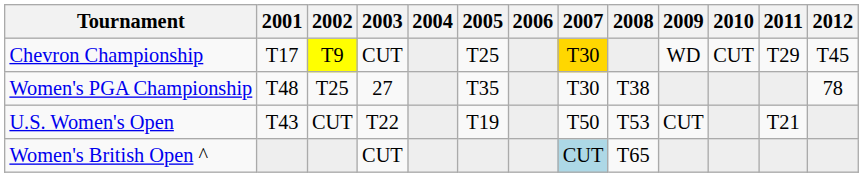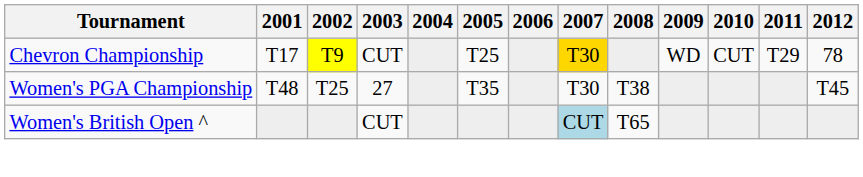(833, 55) T45 -> (833, 55) 78
(833, 88) 78 -> (833, 88) T45
- row: (92, 122)
